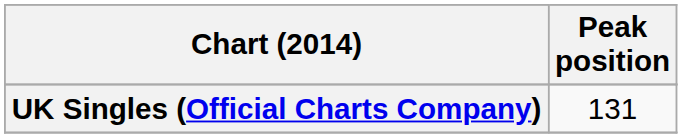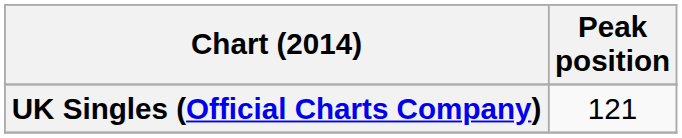(613, 108) 131 -> (613, 108) 121
